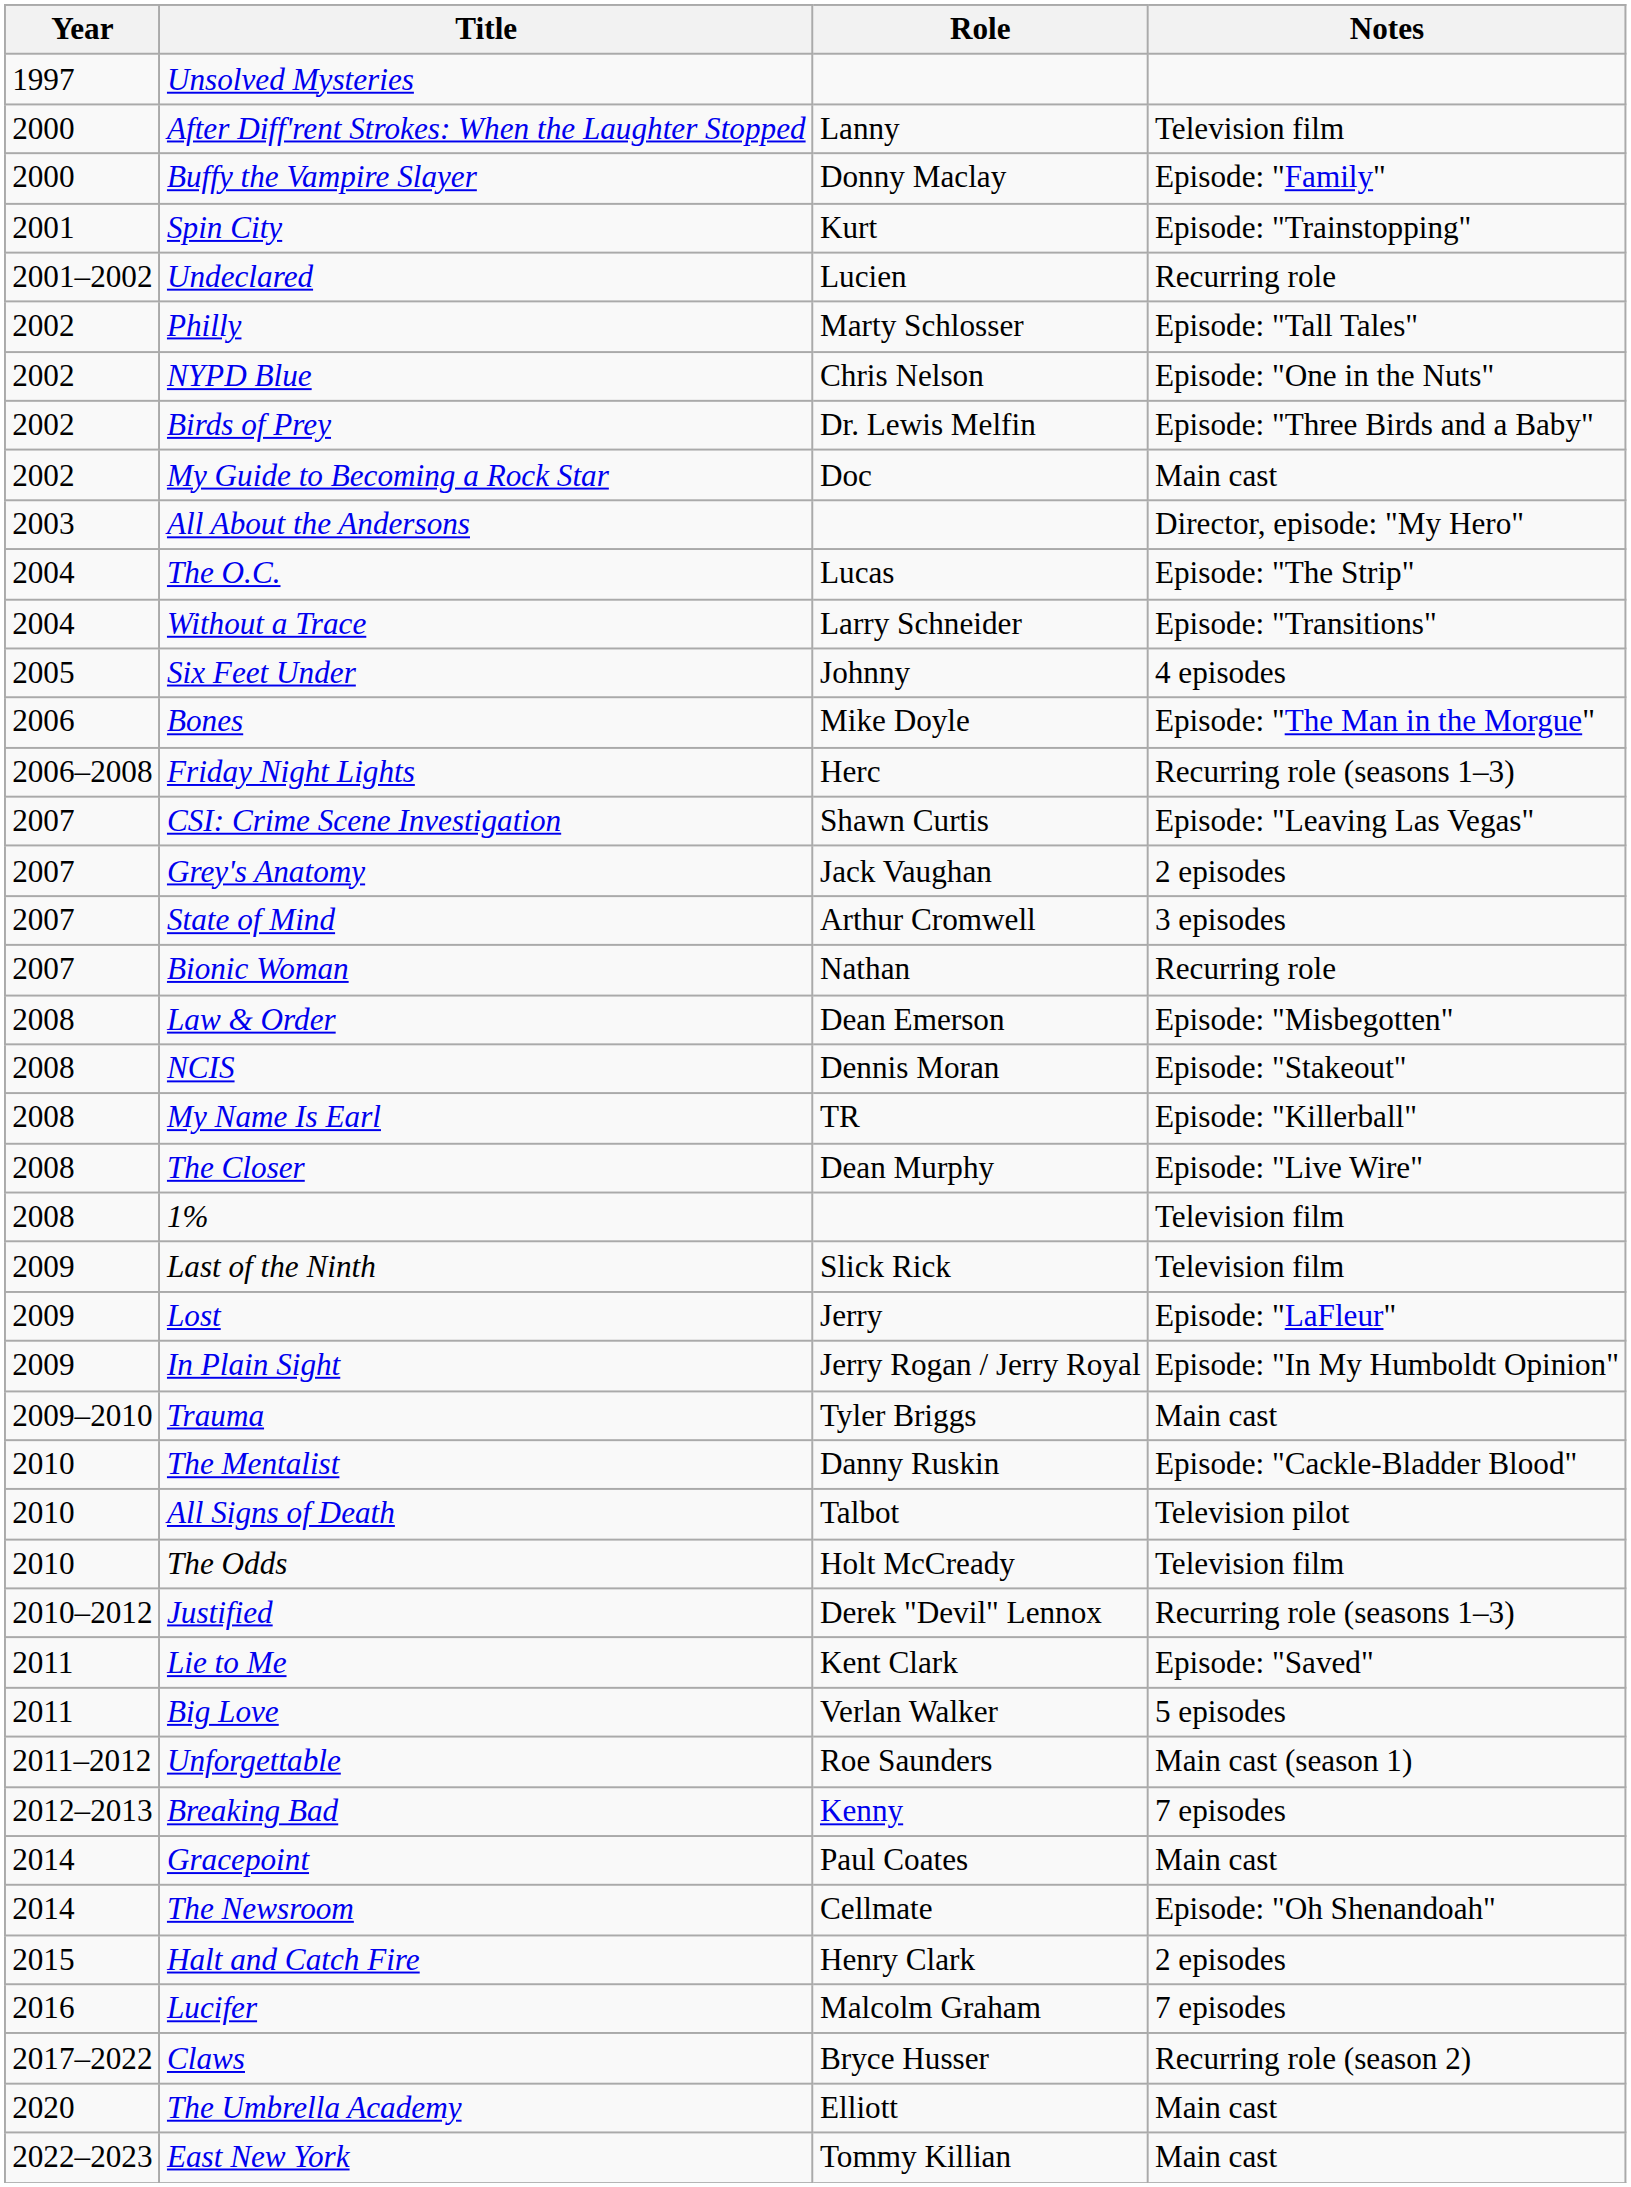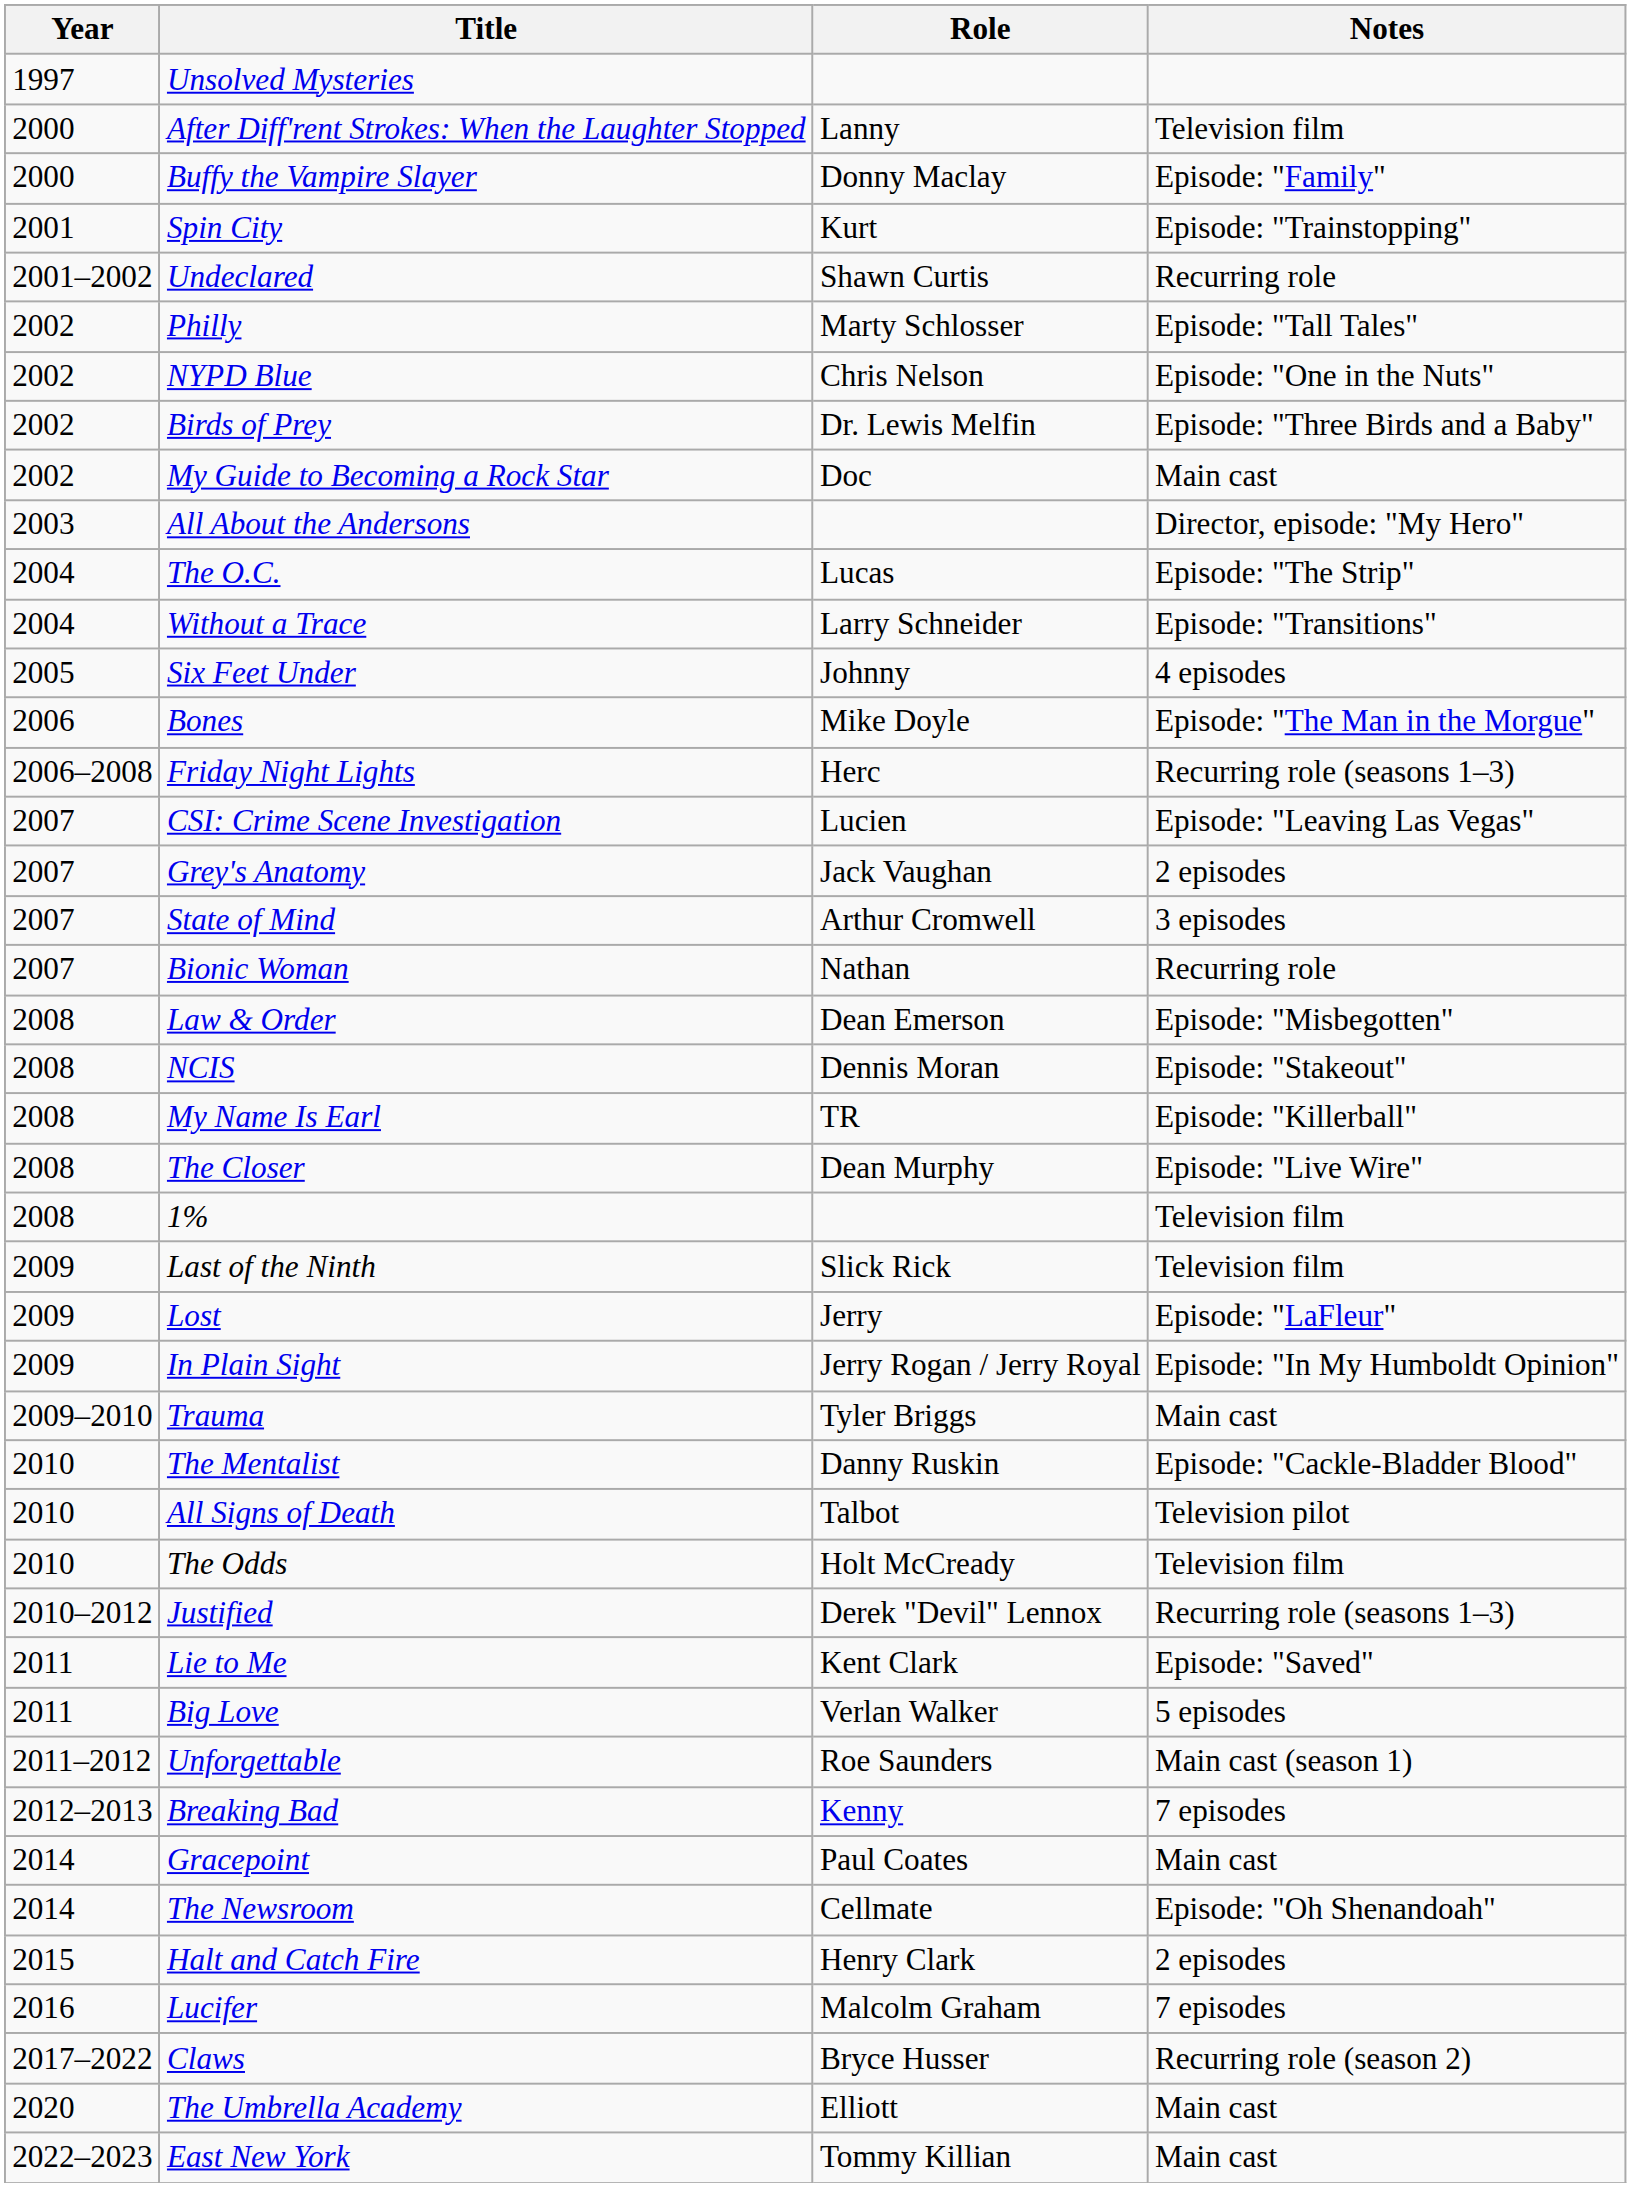(863, 276) Lucien -> (904, 276) Shawn Curtis
(904, 820) Shawn Curtis -> (863, 820) Lucien
